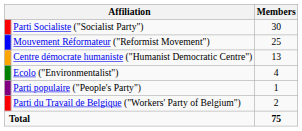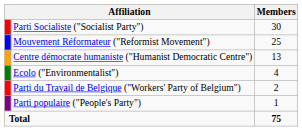rows swapped: (127, 103) <-> (77, 88)
